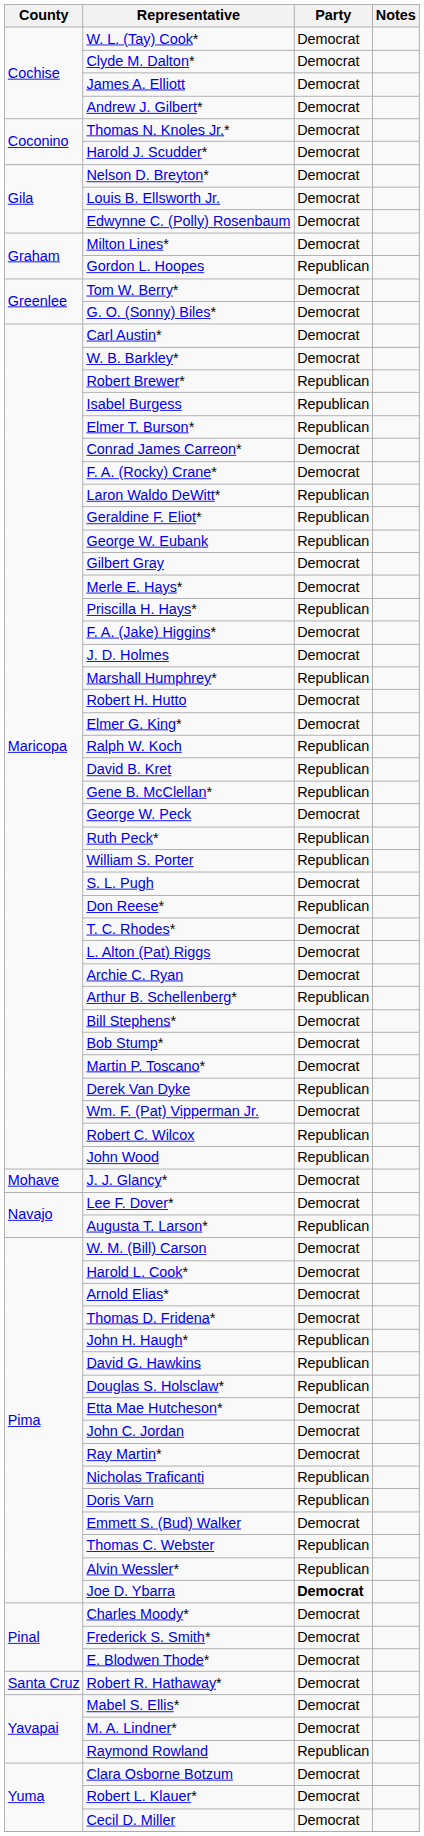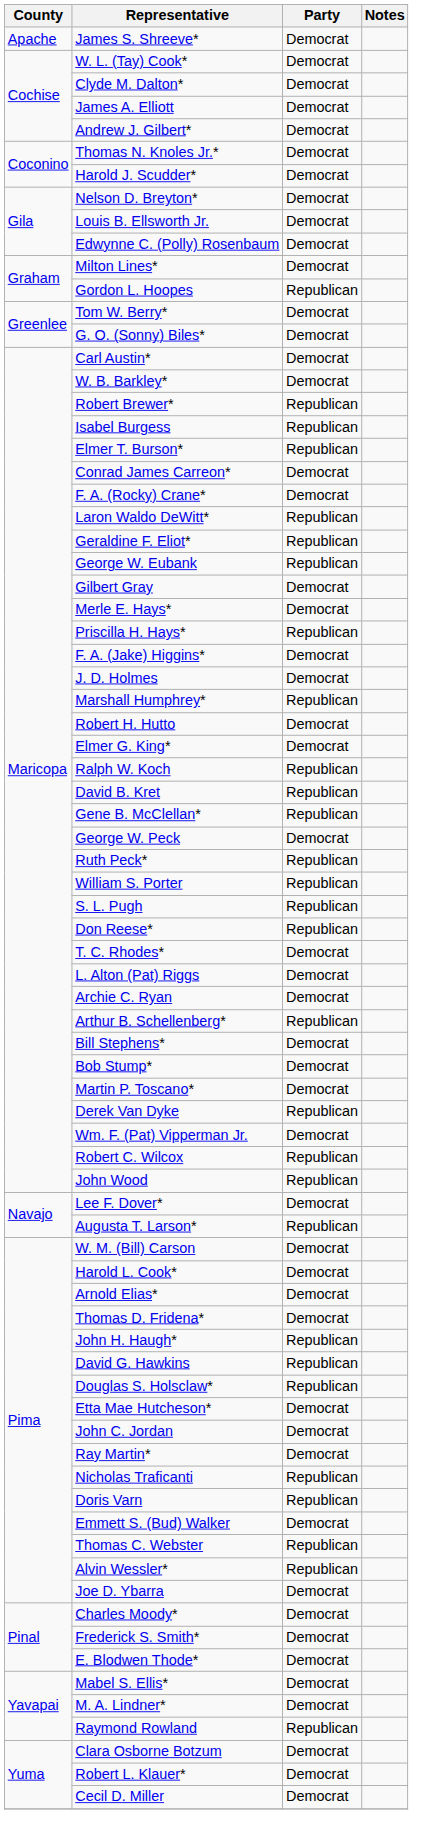+ row: (137, 38)
(328, 883) Democrat -> (322, 906) Republican
- row: (127, 1180)
(330, 1591) bold -> (317, 1591) normal
- row: (154, 1683)
